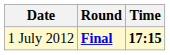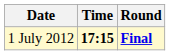columns swapped: (145, 15) <-> (101, 15)
